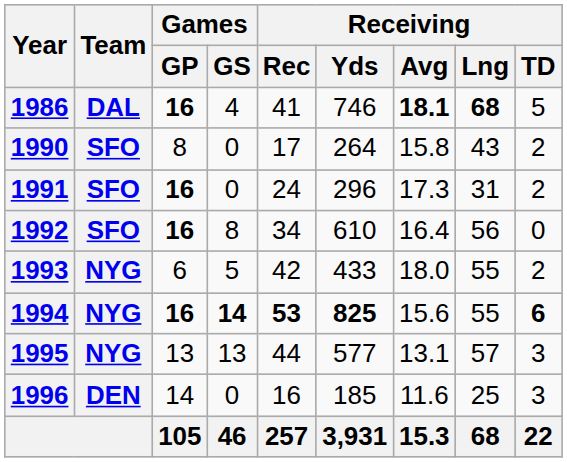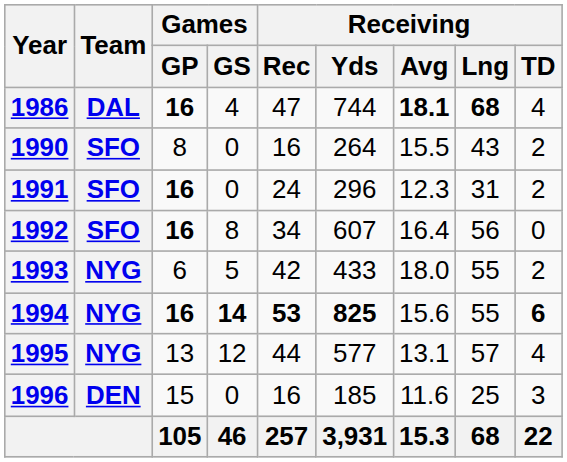(287, 107) 41 -> (287, 107) 47
(355, 107) 746 -> (355, 107) 744
(538, 107) 5 -> (538, 107) 4
(287, 148) 17 -> (287, 148) 16
(424, 148) 15.8 -> (424, 148) 15.5
(424, 189) 17.3 -> (424, 189) 12.3
(355, 230) 610 -> (355, 230) 607
(232, 353) 13 -> (232, 353) 12
(538, 353) 3 -> (538, 353) 4
(180, 395) 14 -> (180, 395) 15
